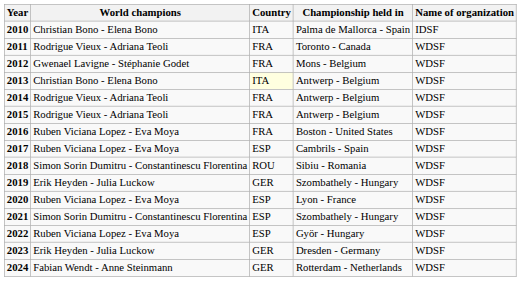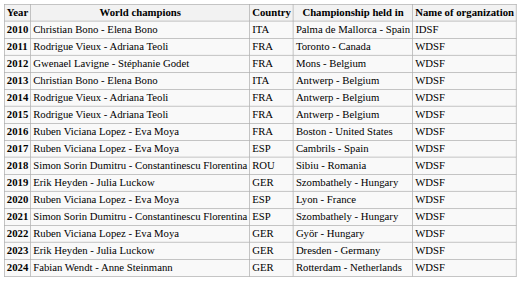(261, 81) lightyellow background -> (261, 81) no background
(261, 234) ESP -> (263, 234) GER
